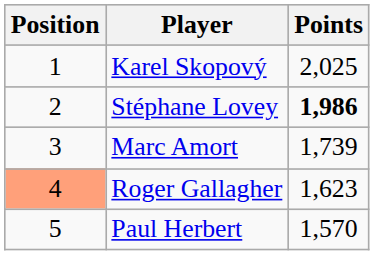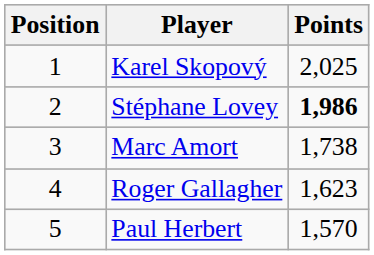(329, 147) 1,739 -> (329, 147) 1,738
(55, 188) lightsalmon background -> (55, 188) no background
